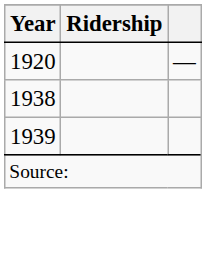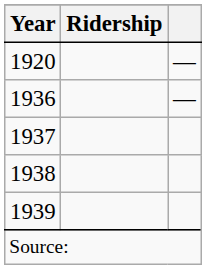+ row: (33, 98)
+ row: (33, 136)
